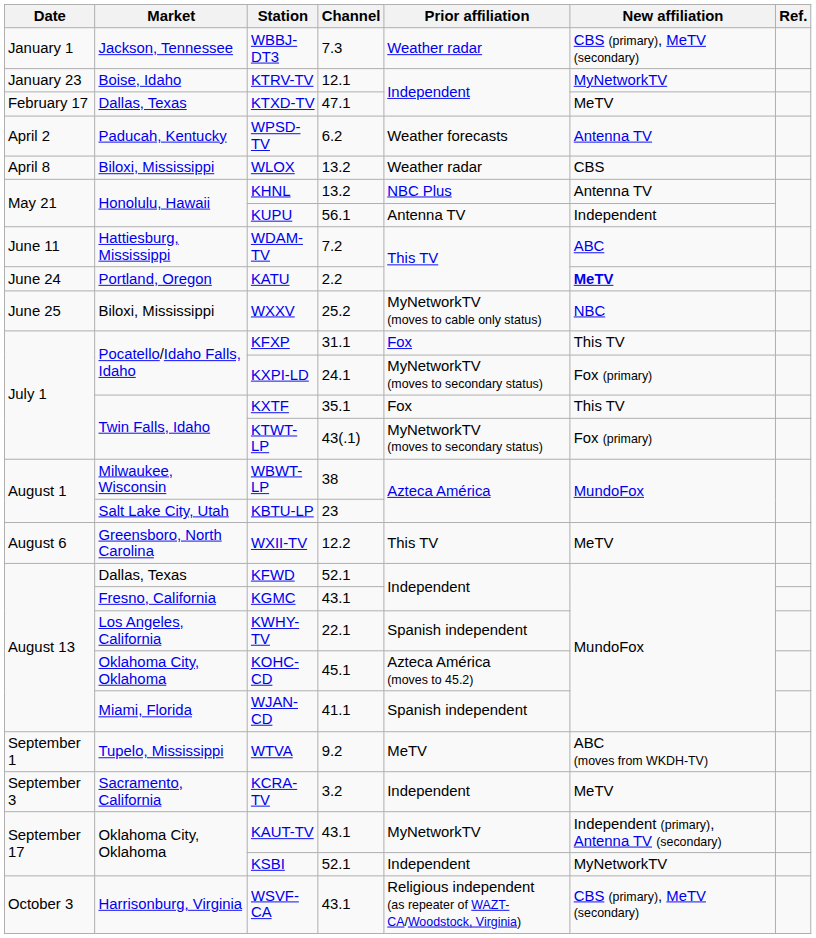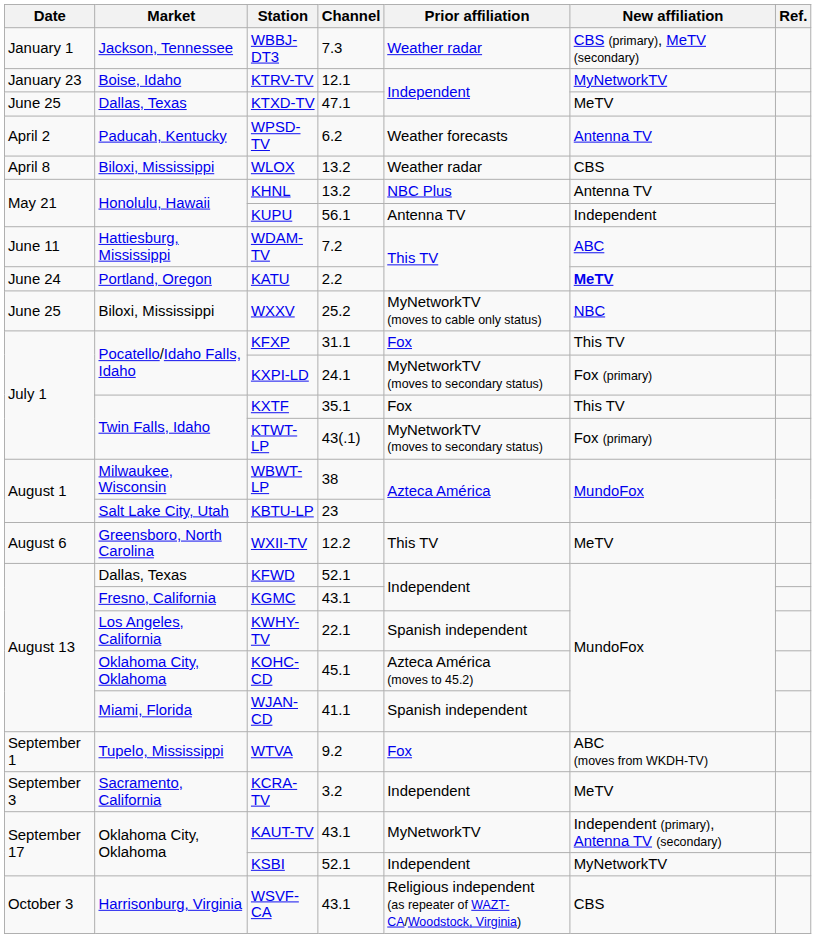(48, 103) February 17 -> (34, 103) June 25
(407, 751) MeTV -> (400, 751) Fox
(640, 904) CBS (primary), MeTV (secondary) -> (589, 904) CBS
